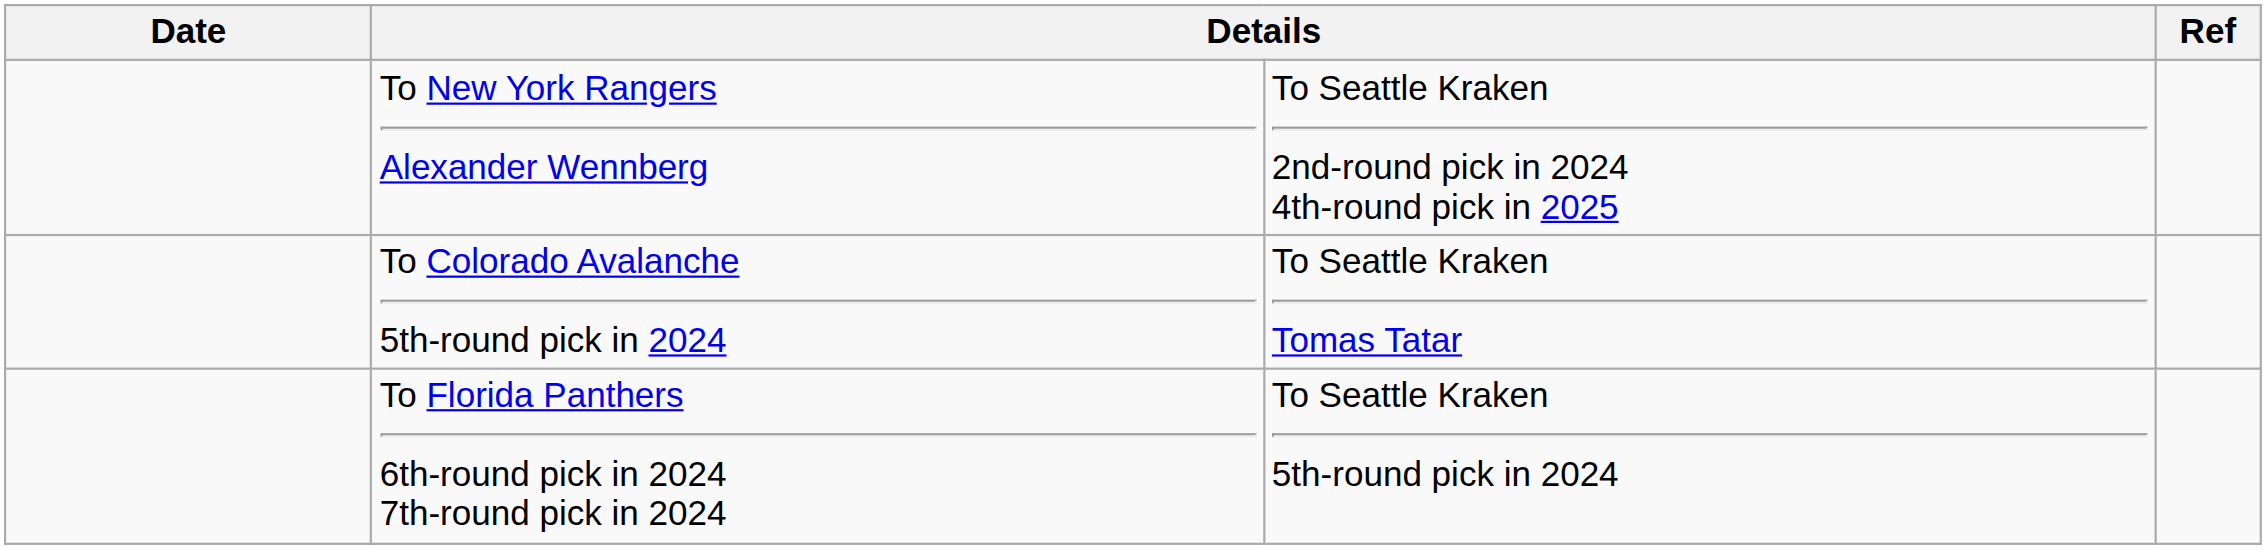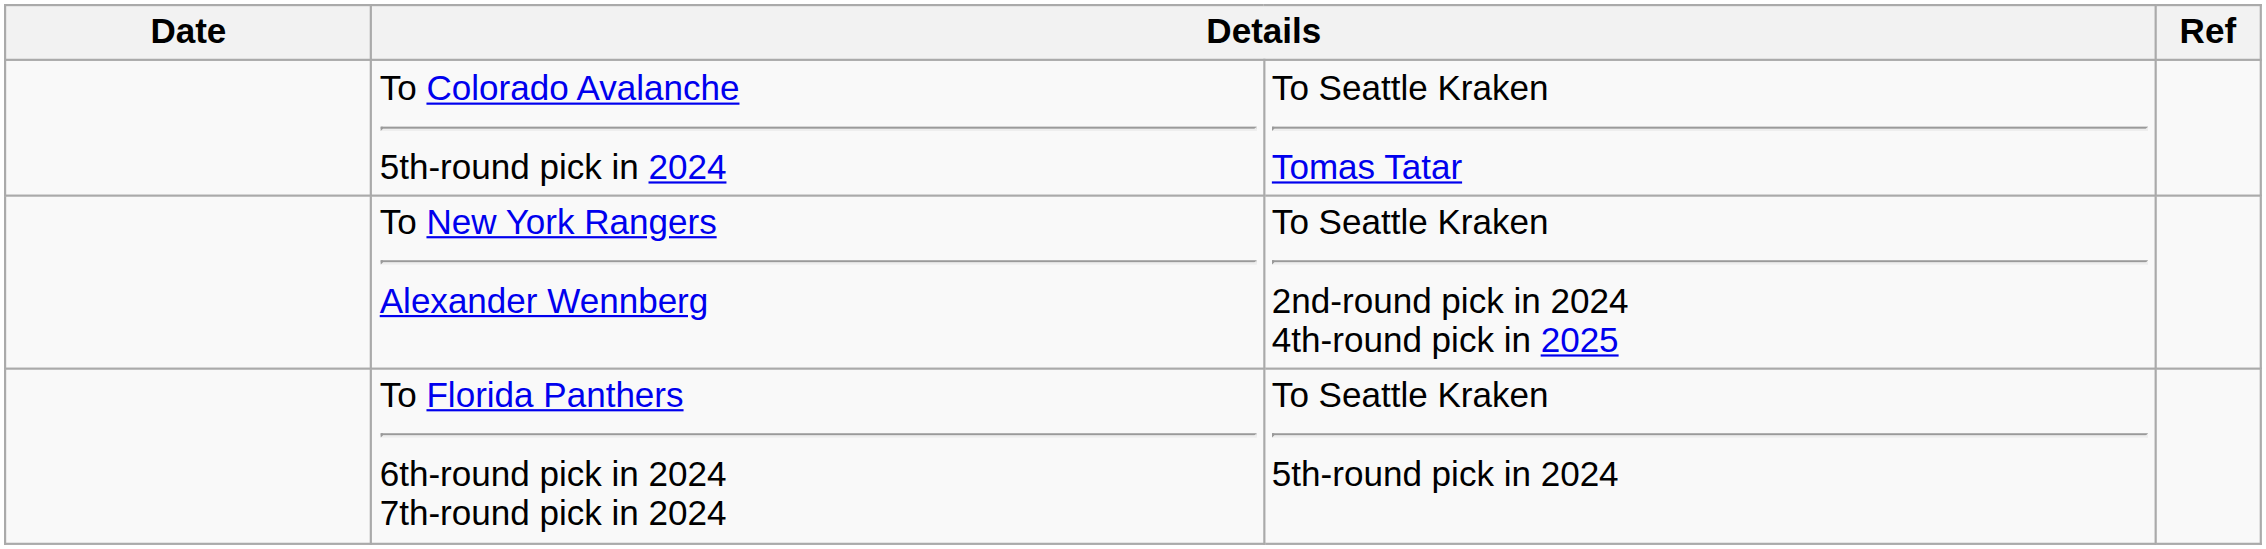rows swapped: (818, 301) <-> (818, 127)
